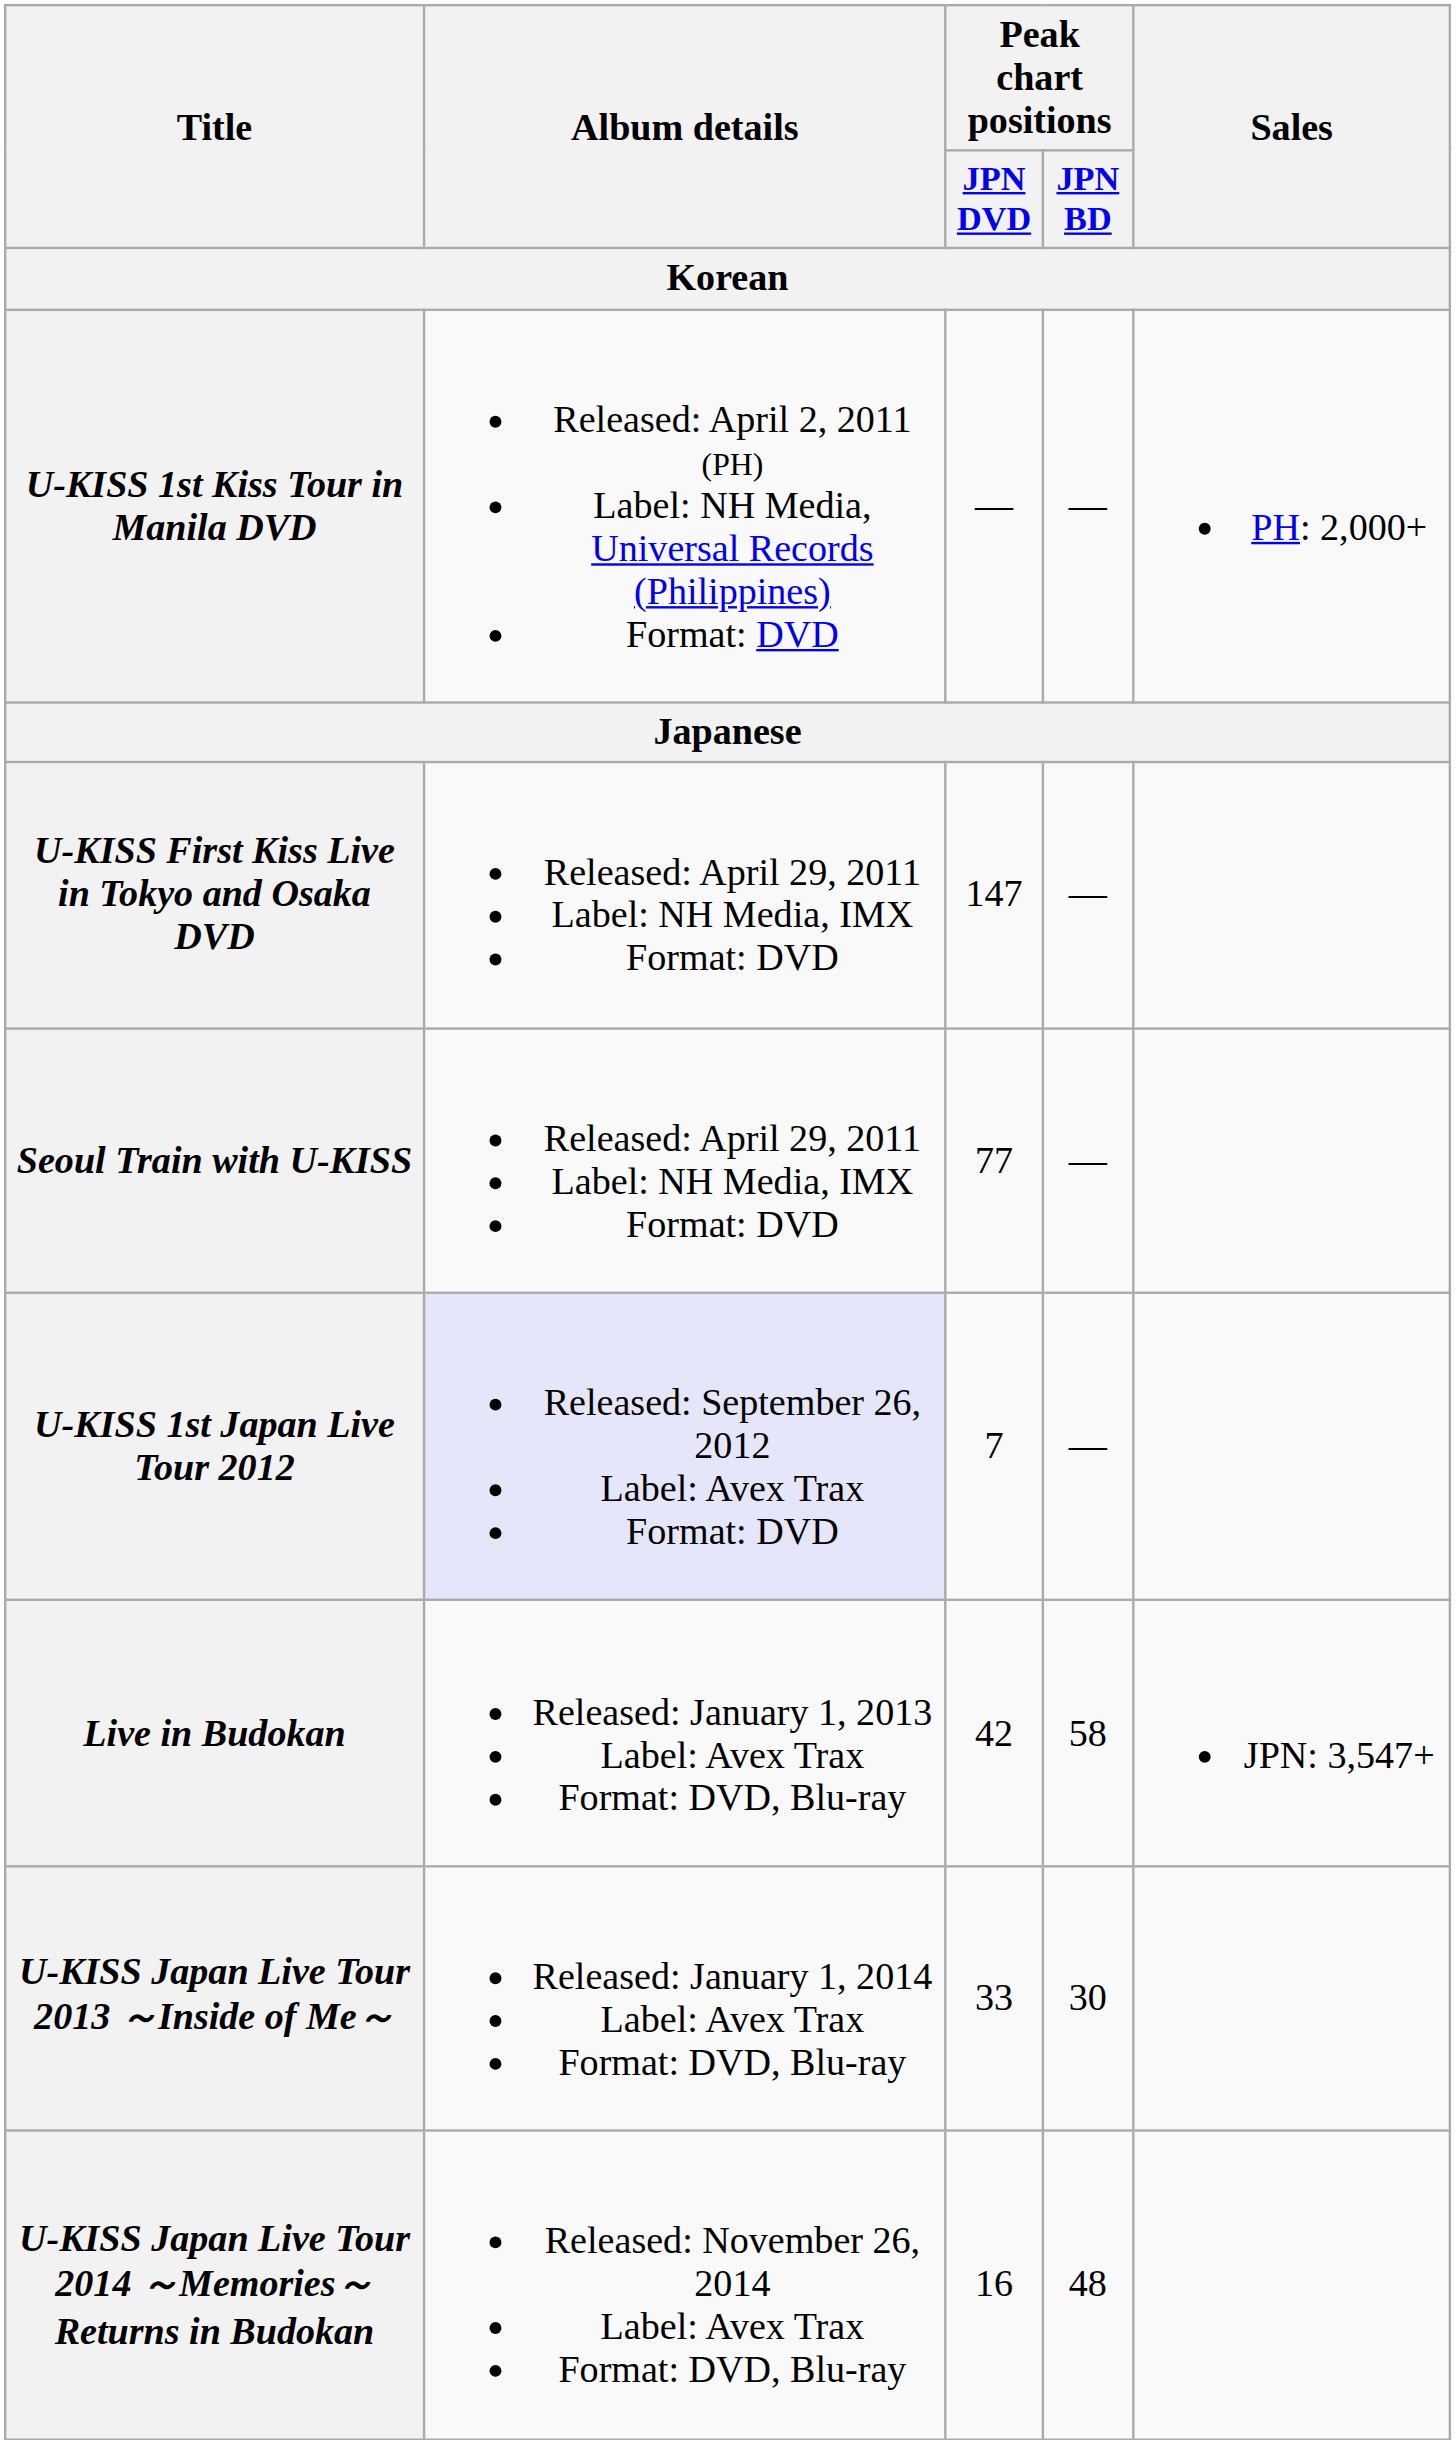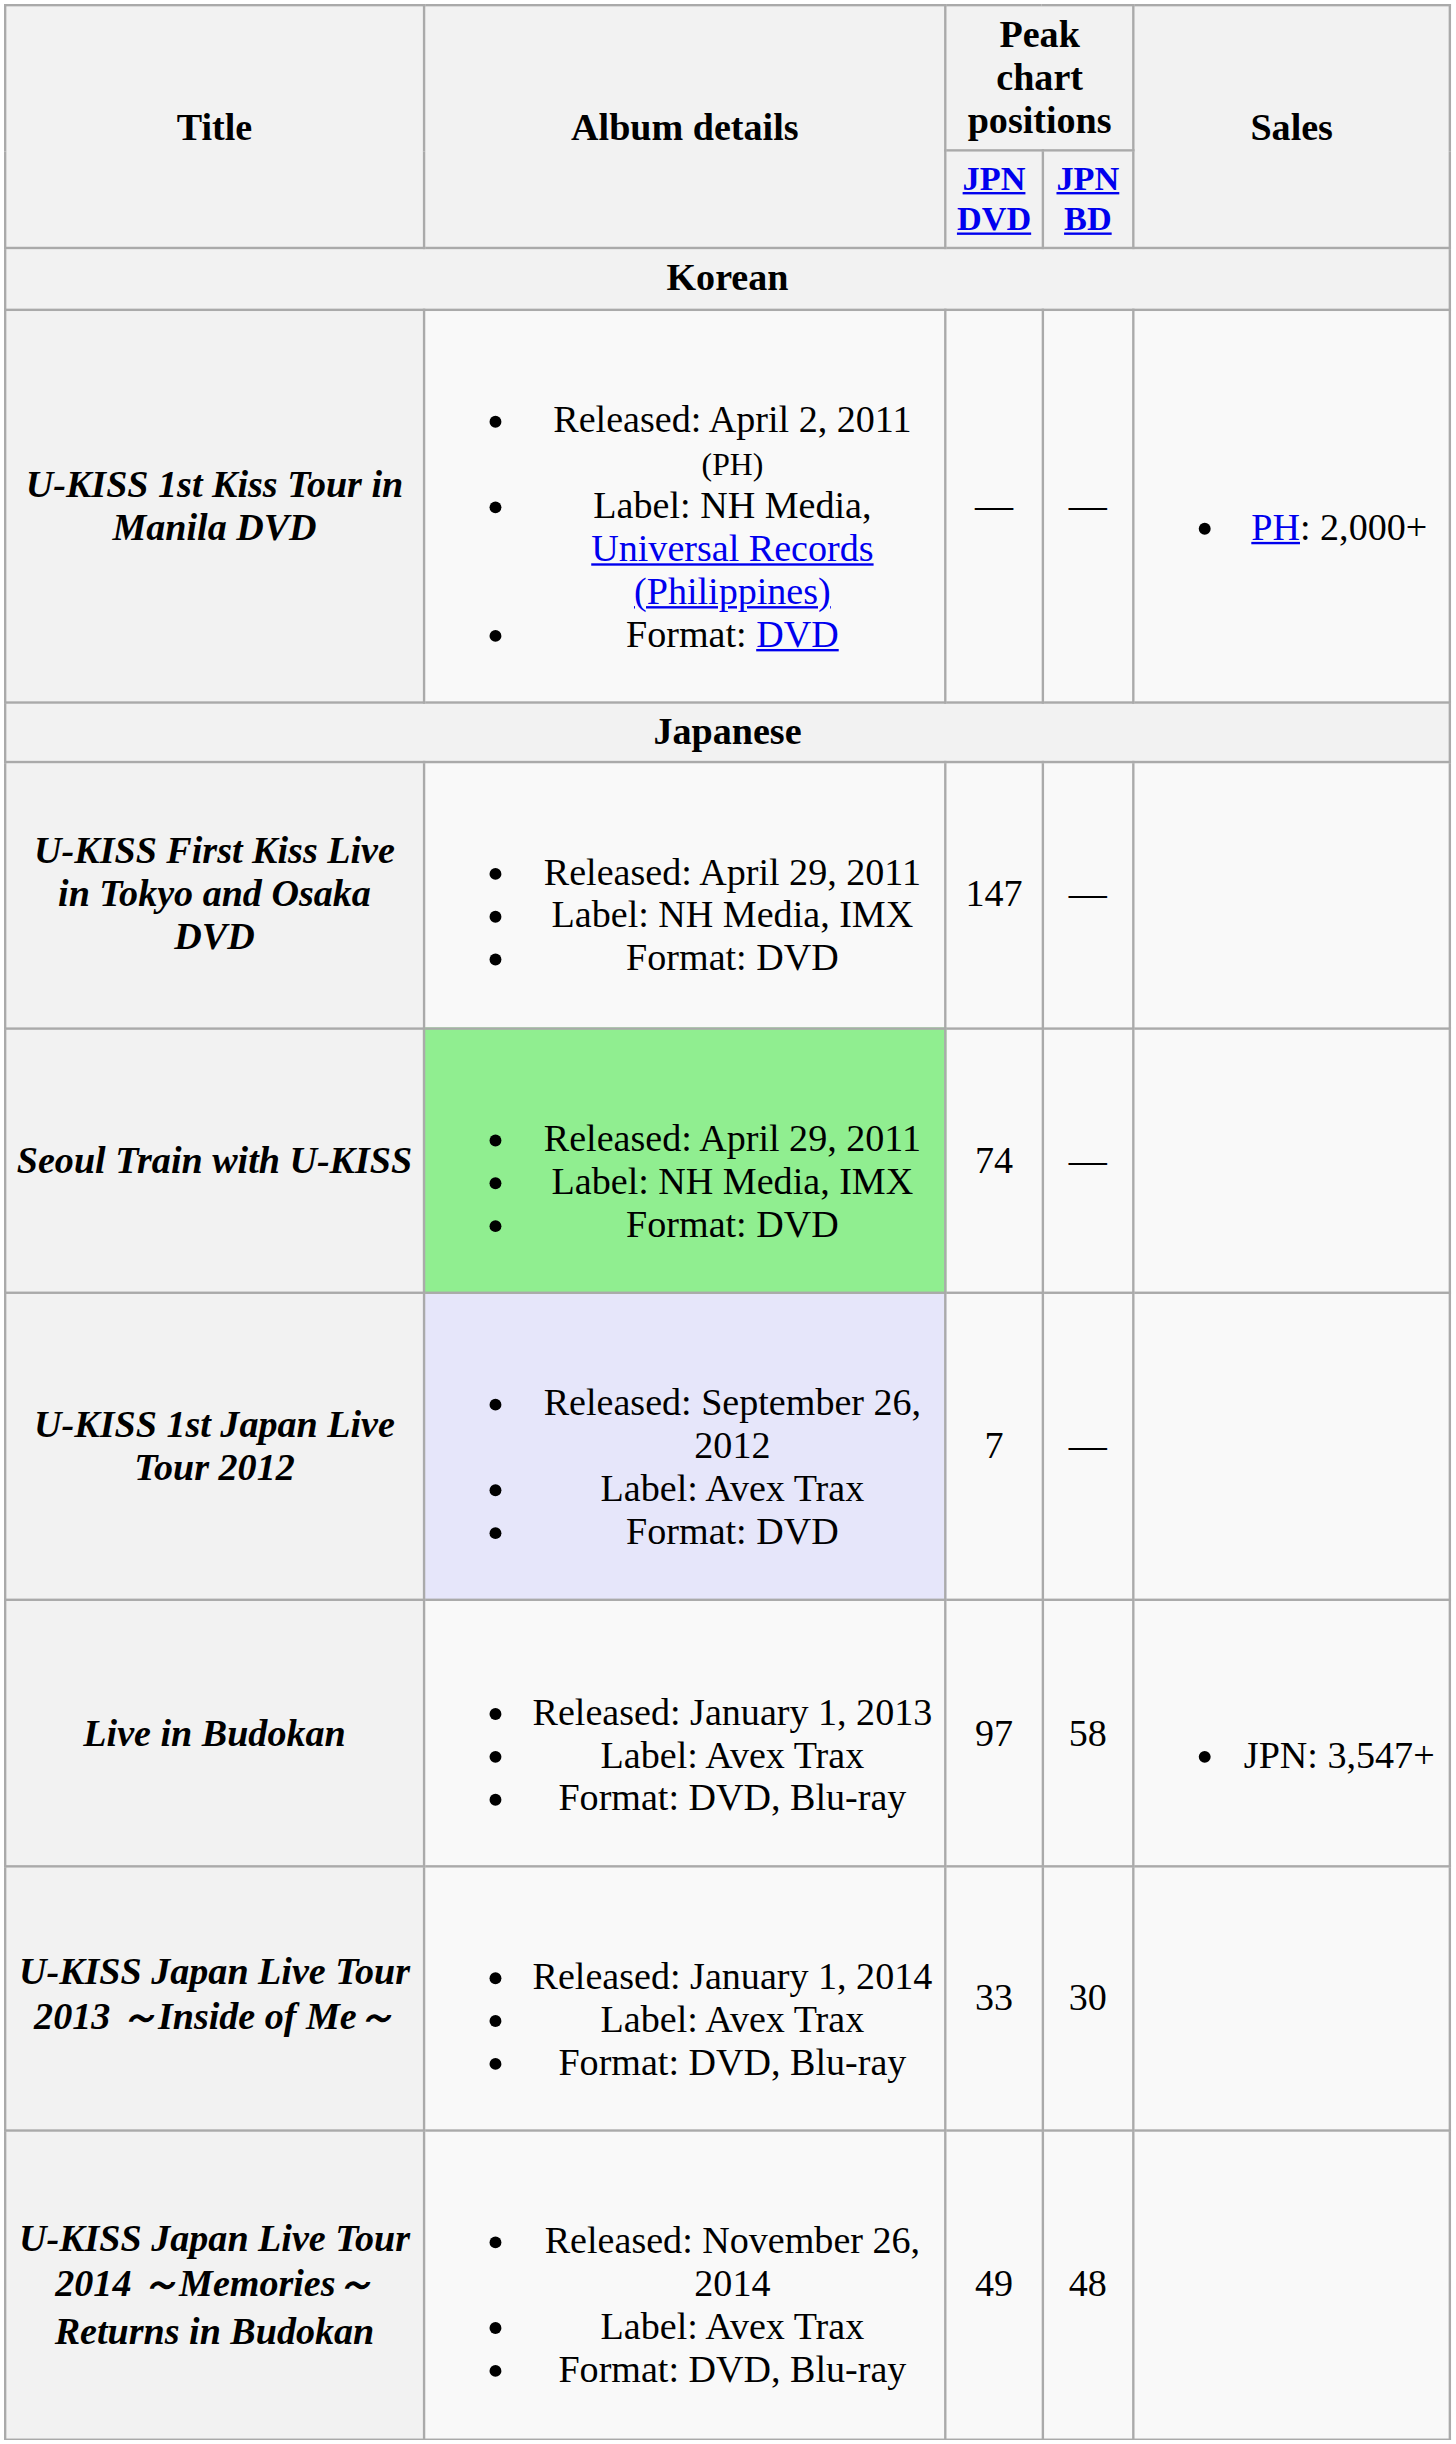(685, 1182) no background -> (685, 1182) lightgreen background
(994, 1159) 77 -> (994, 1159) 74
(994, 1732) 42 -> (994, 1732) 97
(994, 2284) 16 -> (994, 2284) 49
